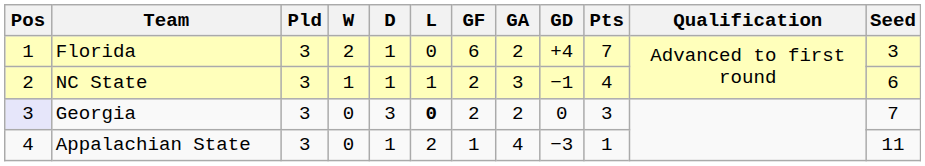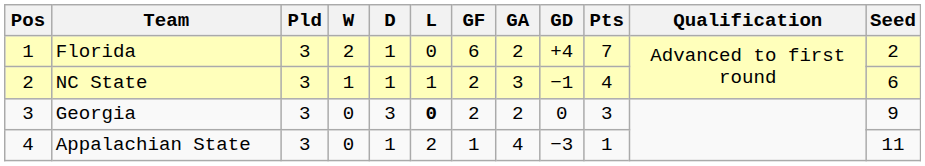(893, 51) 3 -> (893, 51) 2
(28, 114) lavender background -> (28, 114) no background
(893, 114) 7 -> (893, 114) 9
